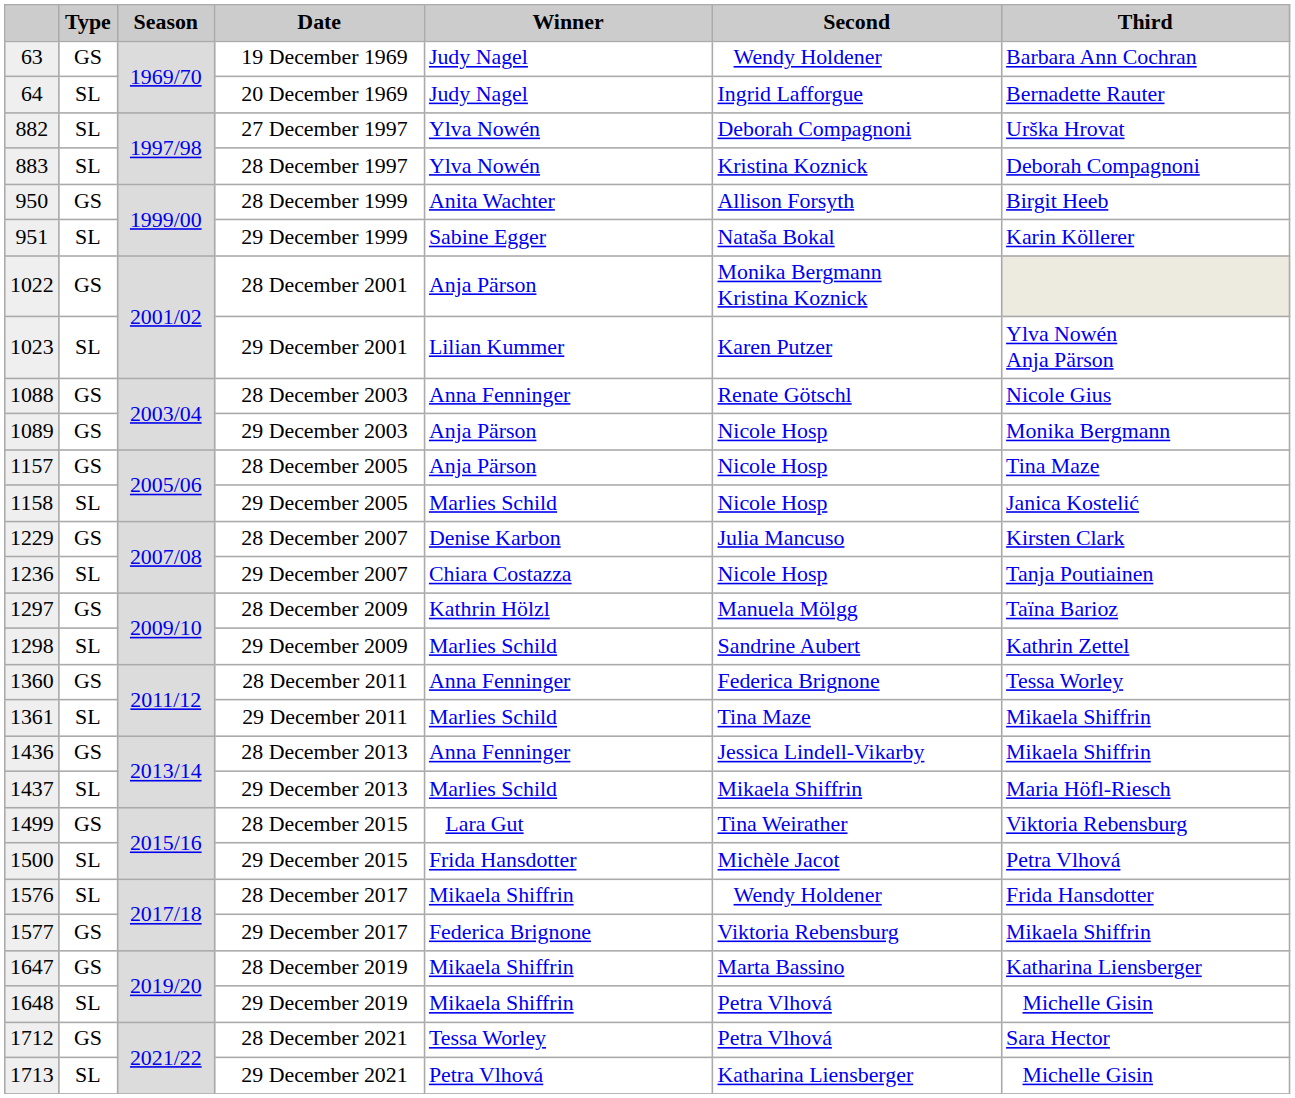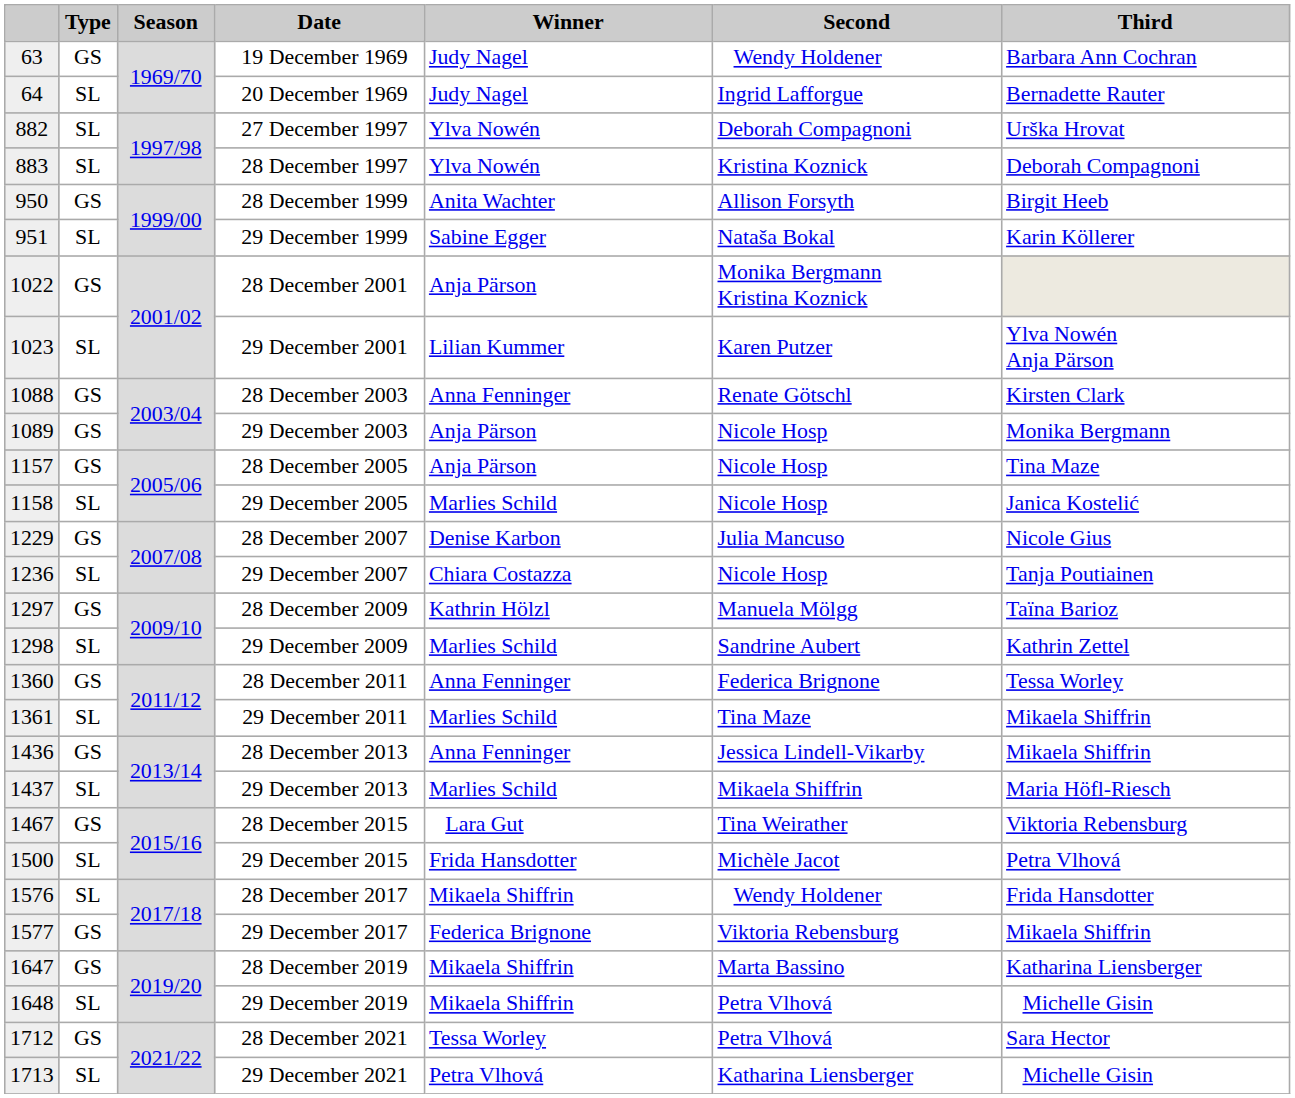(1059, 394) Nicole Gius -> (1065, 394) Kirsten Clark
(1065, 538) Kirsten Clark -> (1059, 538) Nicole Gius
(32, 824) 1499 -> (32, 824) 1467
